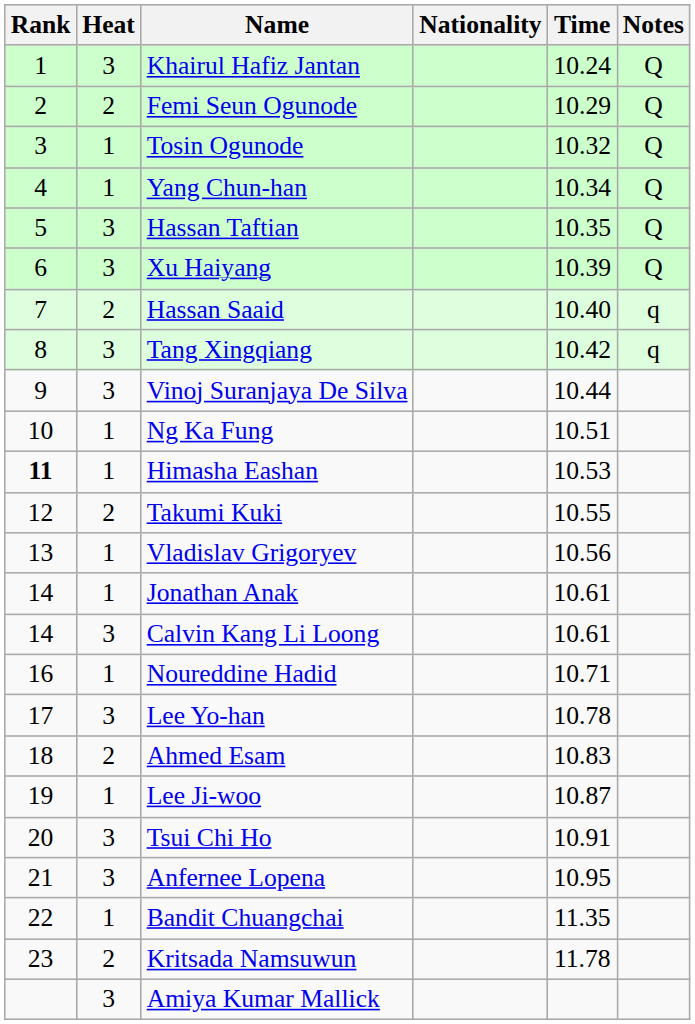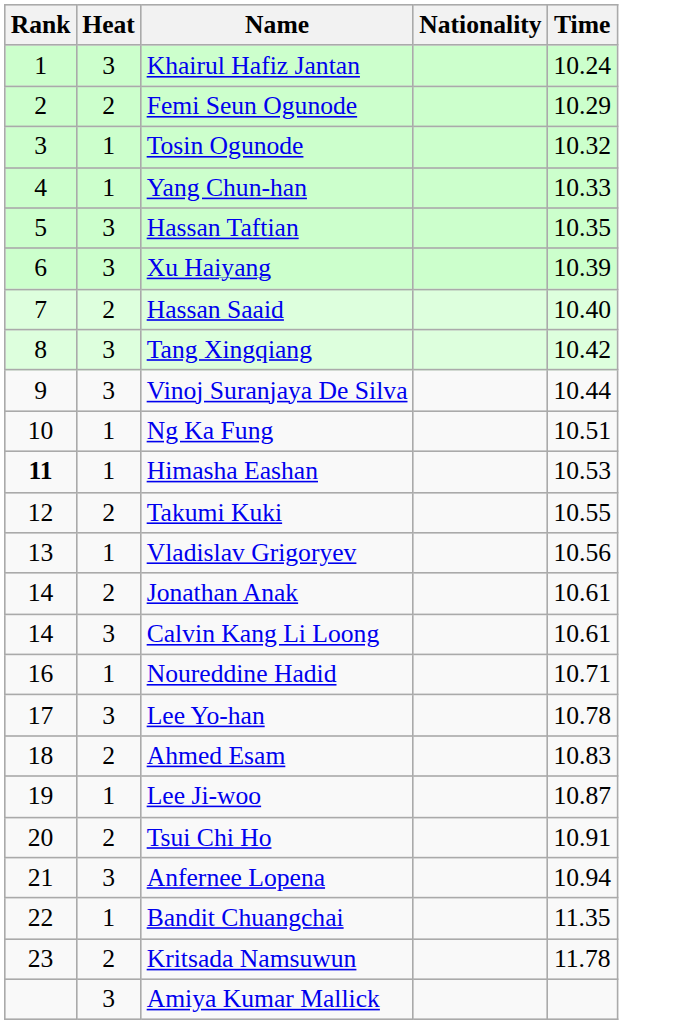- column: (653, 24)
(582, 187) 10.34 -> (582, 187) 10.33
(109, 593) 1 -> (109, 593) 2
(109, 836) 3 -> (109, 836) 2
(582, 877) 10.95 -> (582, 877) 10.94
